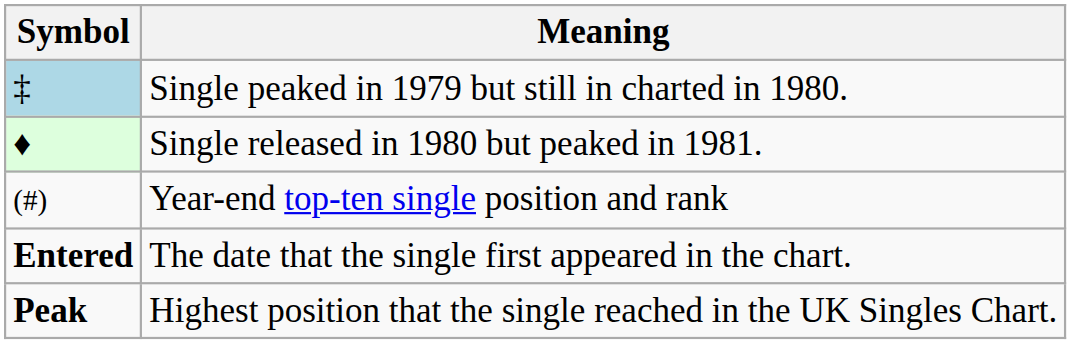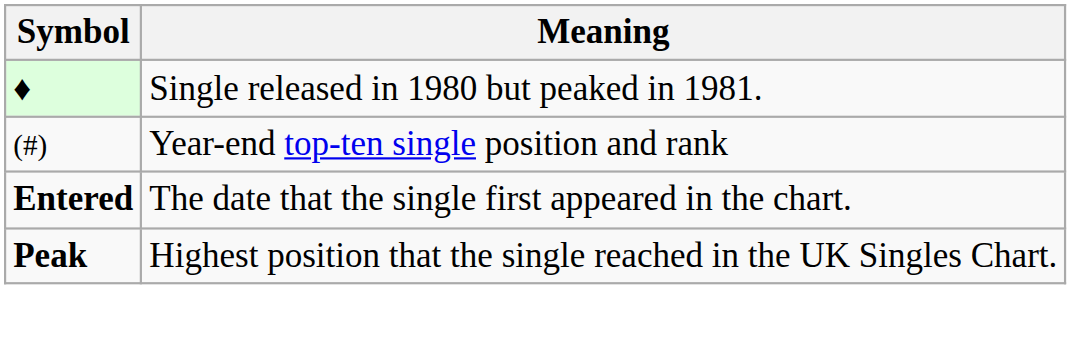- row: (499, 87)
